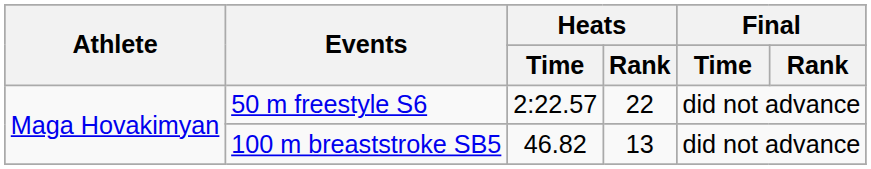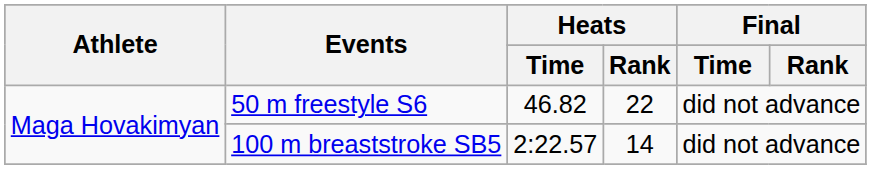(555, 105) 2:22.57 -> (555, 105) 46.82
(555, 145) 46.82 -> (555, 145) 2:22.57
(640, 145) 13 -> (640, 145) 14
